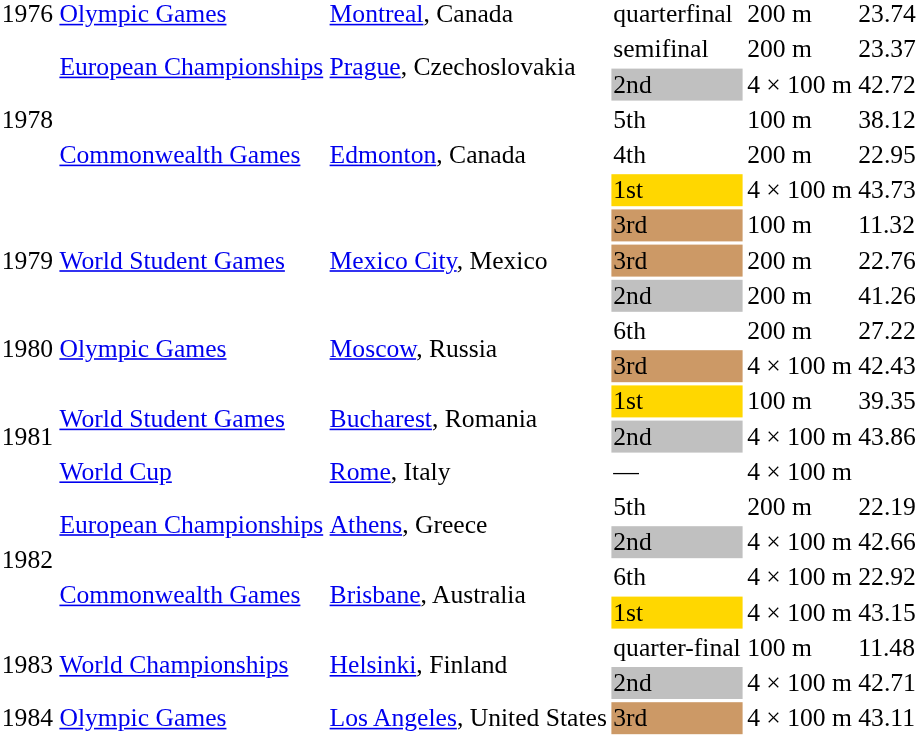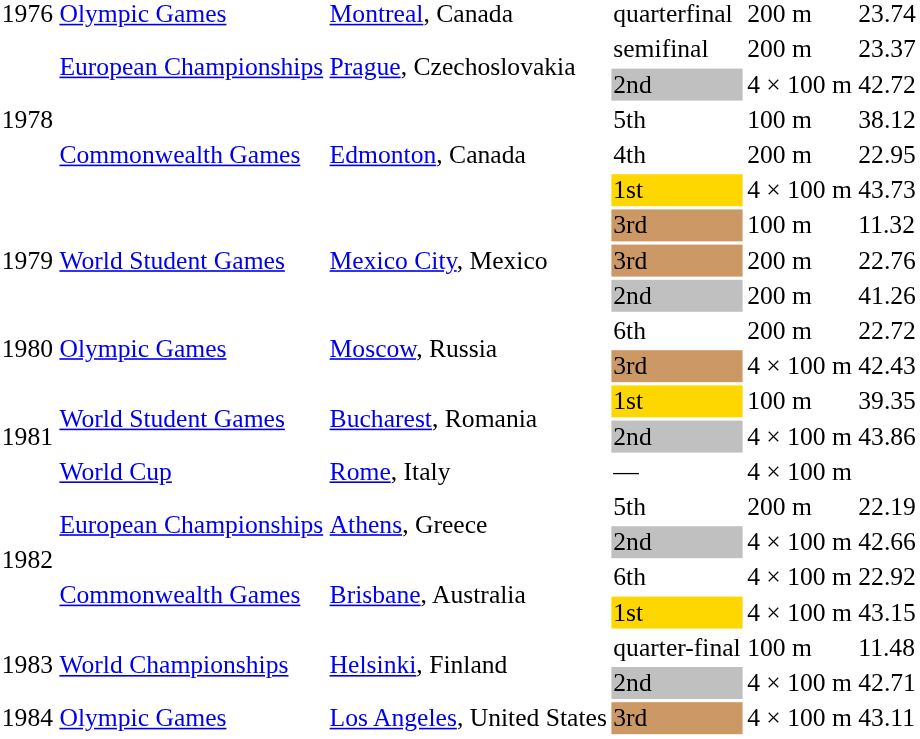(887, 330) 27.22 -> (887, 330) 22.72
